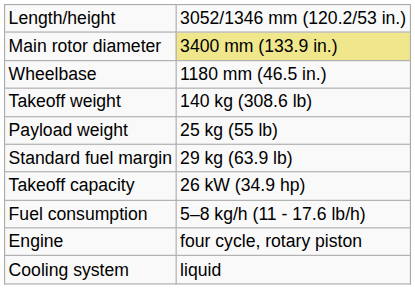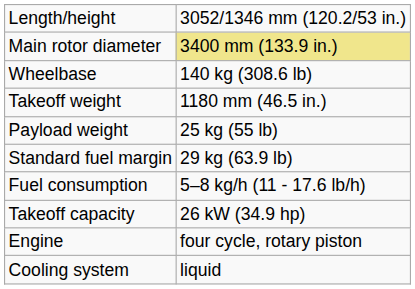(253, 74) 1180 mm (46.5 in.) -> (246, 74) 140 kg (308.6 lb)
(246, 102) 140 kg (308.6 lb) -> (253, 102) 1180 mm (46.5 in.)
rows swapped: (72, 185) <-> (78, 213)
